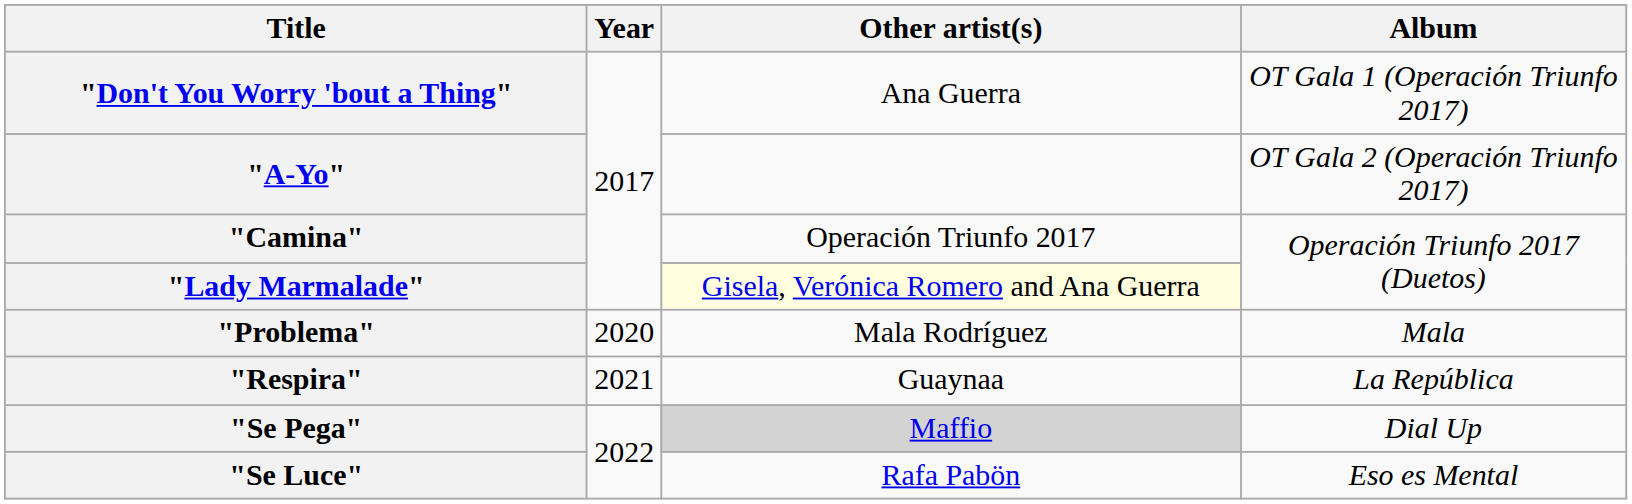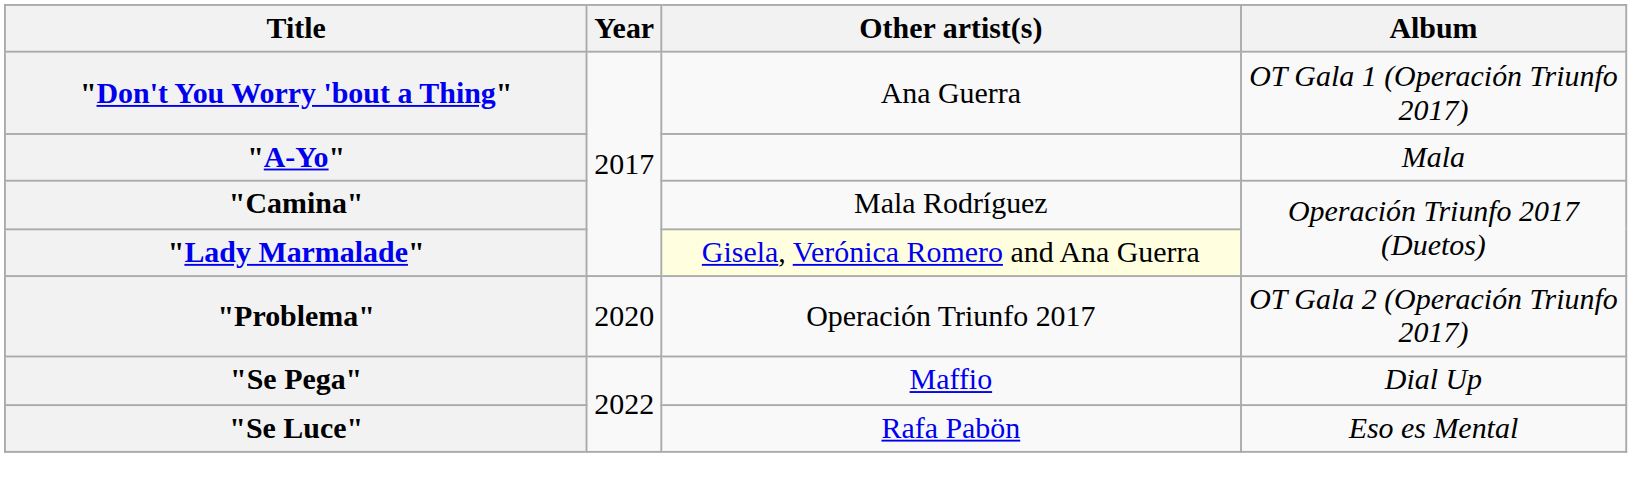(1433, 173) OT Gala 2 (Operación Triunfo 2017) -> (1433, 156) Mala
(951, 237) Operación Triunfo 2017 -> (951, 204) Mala Rodríguez
(951, 332) Mala Rodríguez -> (951, 315) Operación Triunfo 2017
(1433, 332) Mala -> (1433, 315) OT Gala 2 (Operación Triunfo 2017)
- row: (296, 380)
(951, 427) lightgrey background -> (951, 380) no background
